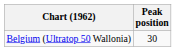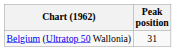(152, 38) 30 -> (152, 38) 31
